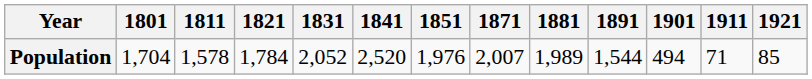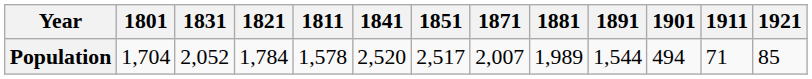columns swapped: (205, 21) <-> (323, 21)
(441, 56) 1,976 -> (441, 56) 2,517
